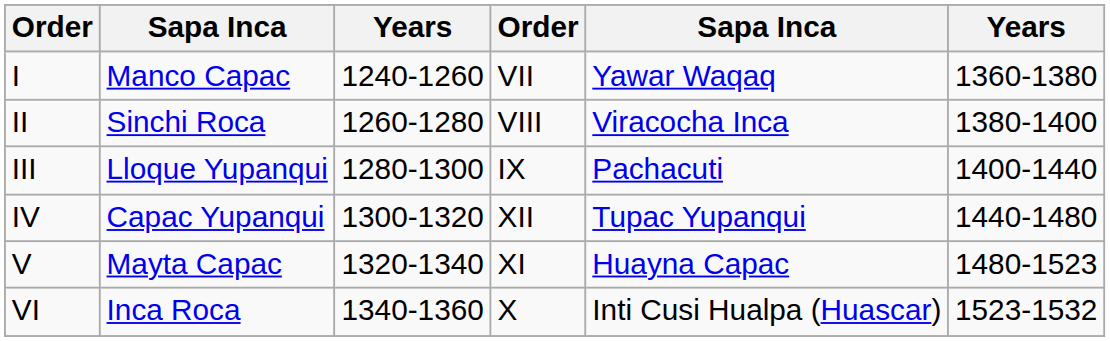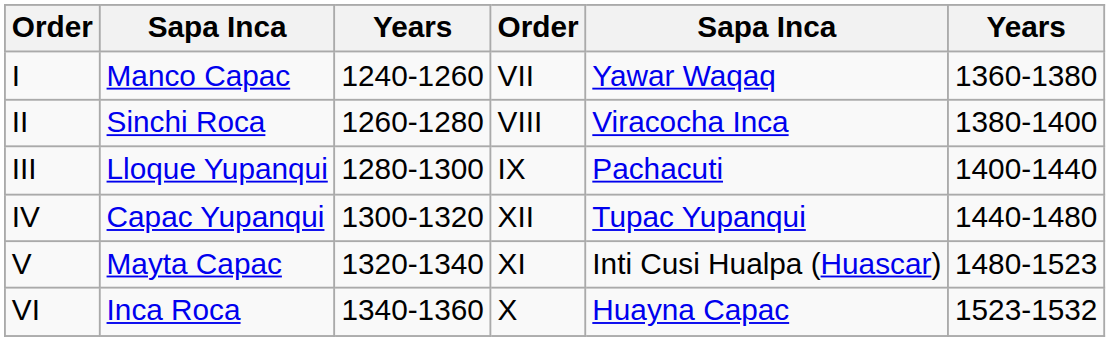(691, 264) Huayna Capac -> (767, 264) Inti Cusi Hualpa (Huascar)
(767, 311) Inti Cusi Hualpa (Huascar) -> (691, 311) Huayna Capac
